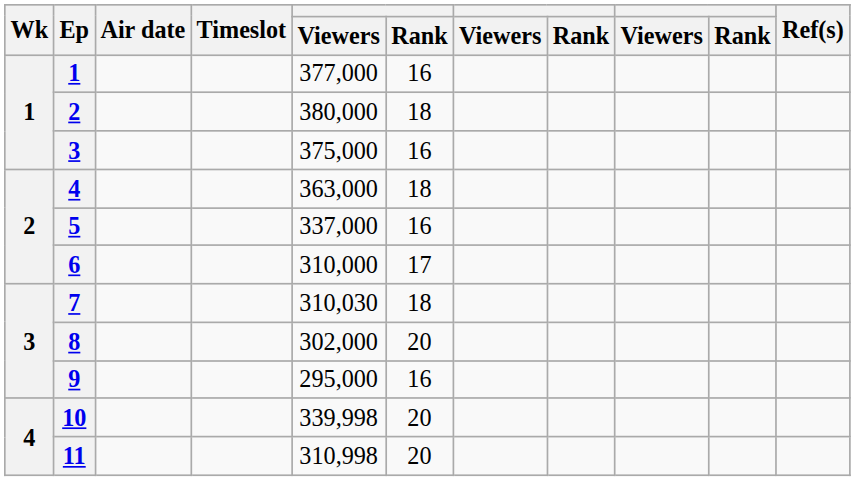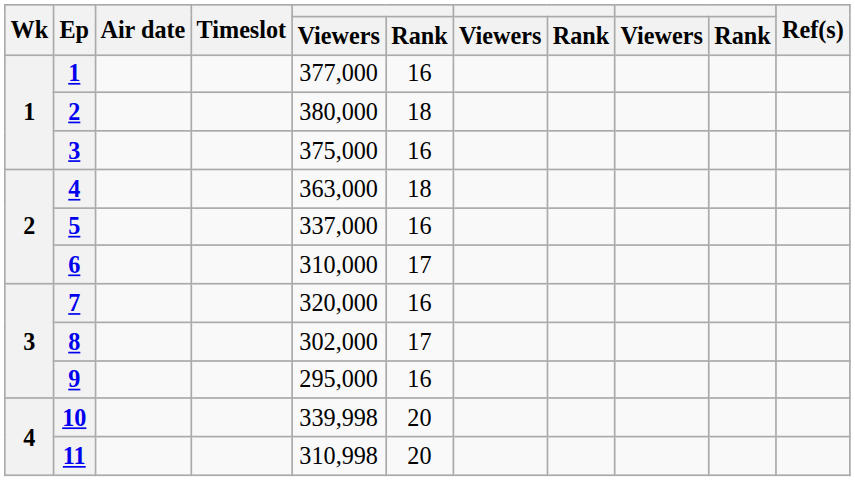(339, 303) 310,030 -> (339, 303) 320,000
(419, 303) 18 -> (419, 303) 16
(419, 341) 20 -> (419, 341) 17
